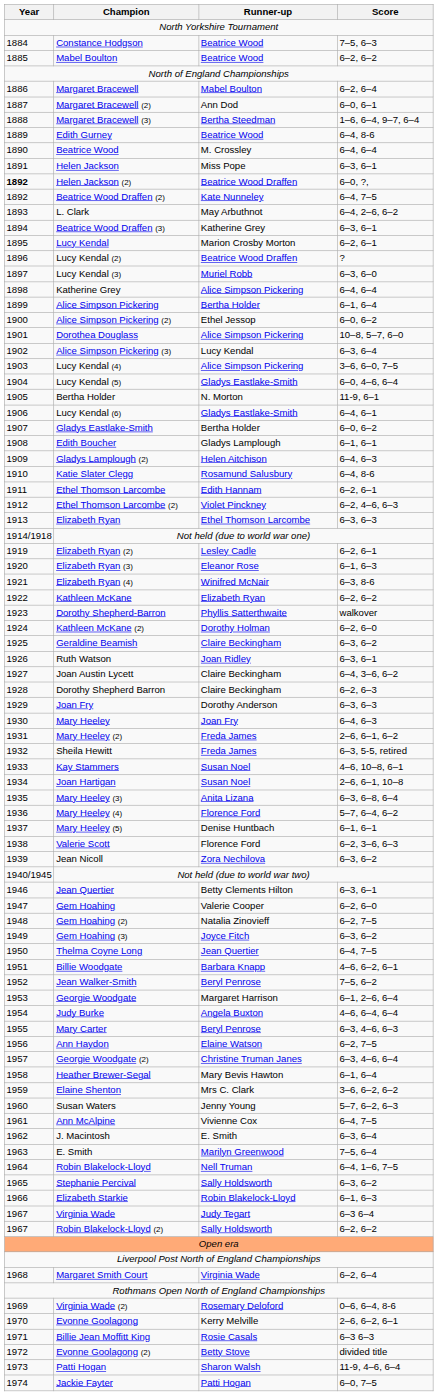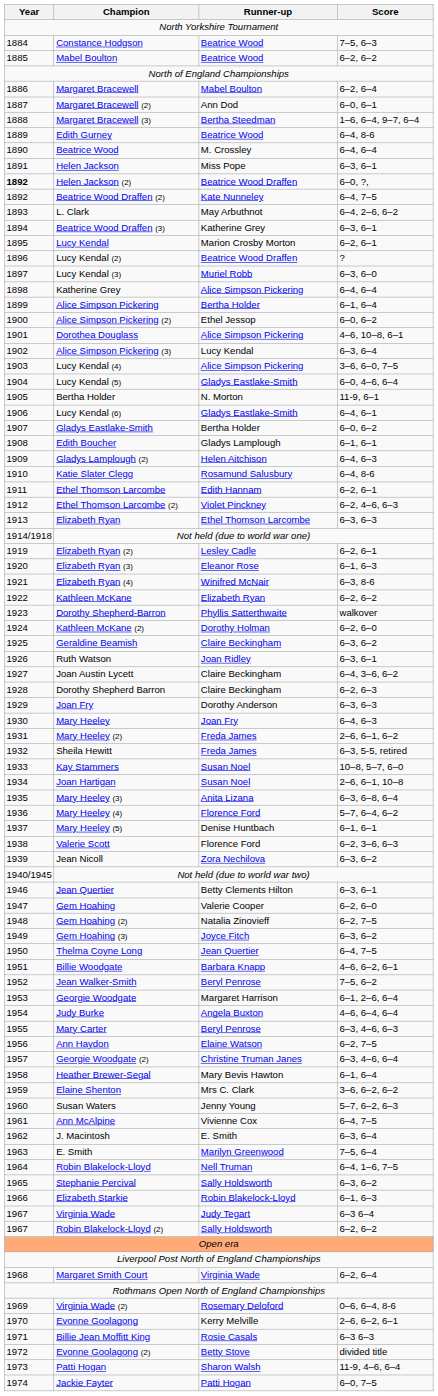(371, 335) 10–8, 5–7, 6–0 -> (371, 335) 4–6, 10–8, 6–1
(371, 766) 4–6, 10–8, 6–1 -> (371, 766) 10–8, 5–7, 6–0
